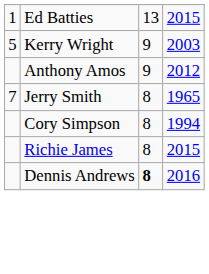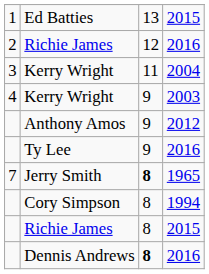+ row: (68, 44)
+ row: (69, 70)
(13, 44) 5 -> (13, 96) 4
+ row: (48, 149)
(147, 96) normal -> (147, 176) bold
